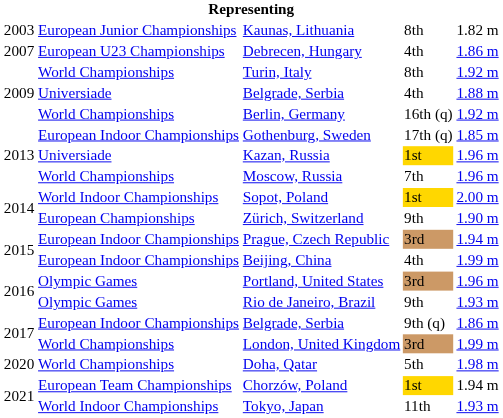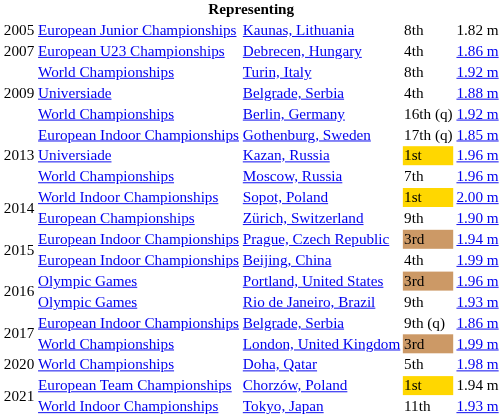(19, 30) 2003 -> (19, 30) 2005
